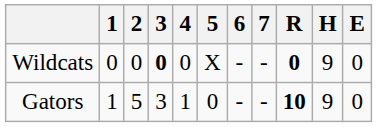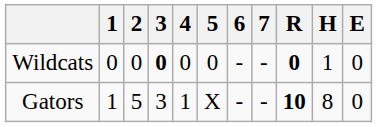(212, 62) X -> (212, 62) 0
(328, 62) 9 -> (328, 62) 1
(212, 101) 0 -> (212, 101) X
(328, 101) 9 -> (328, 101) 8
